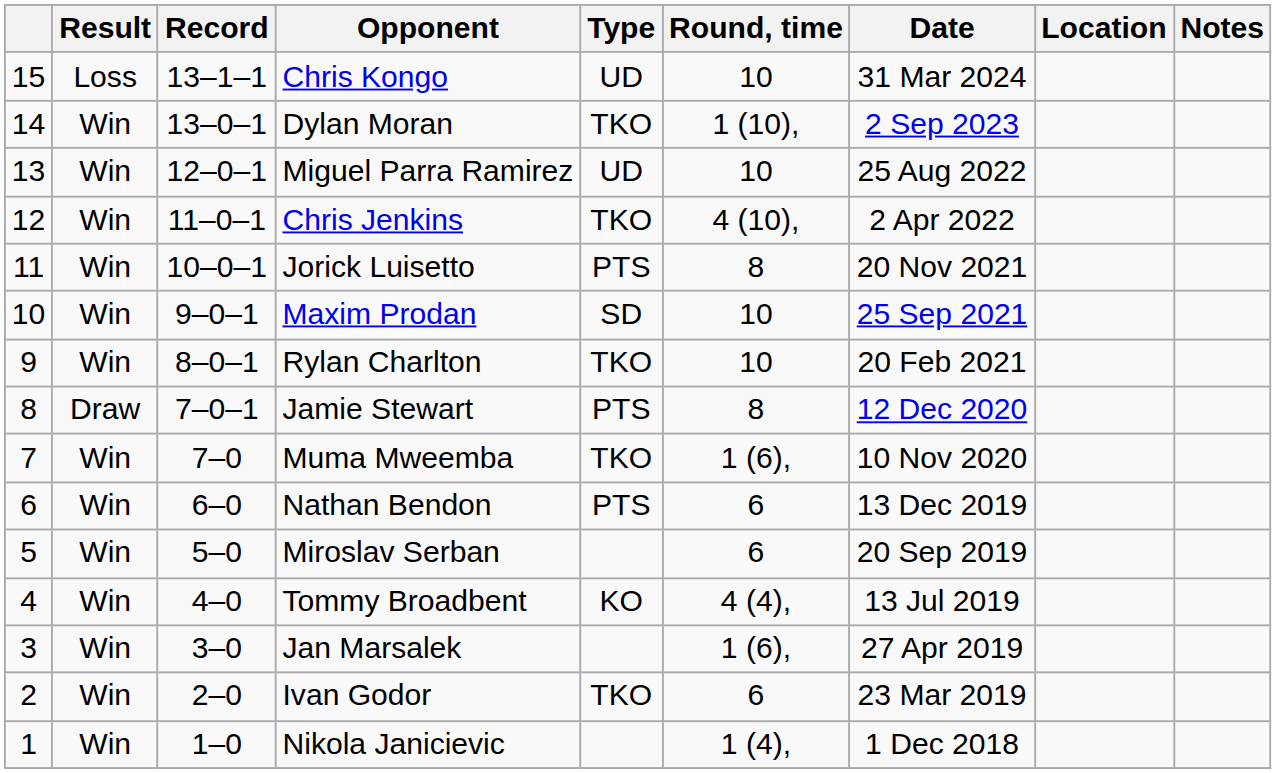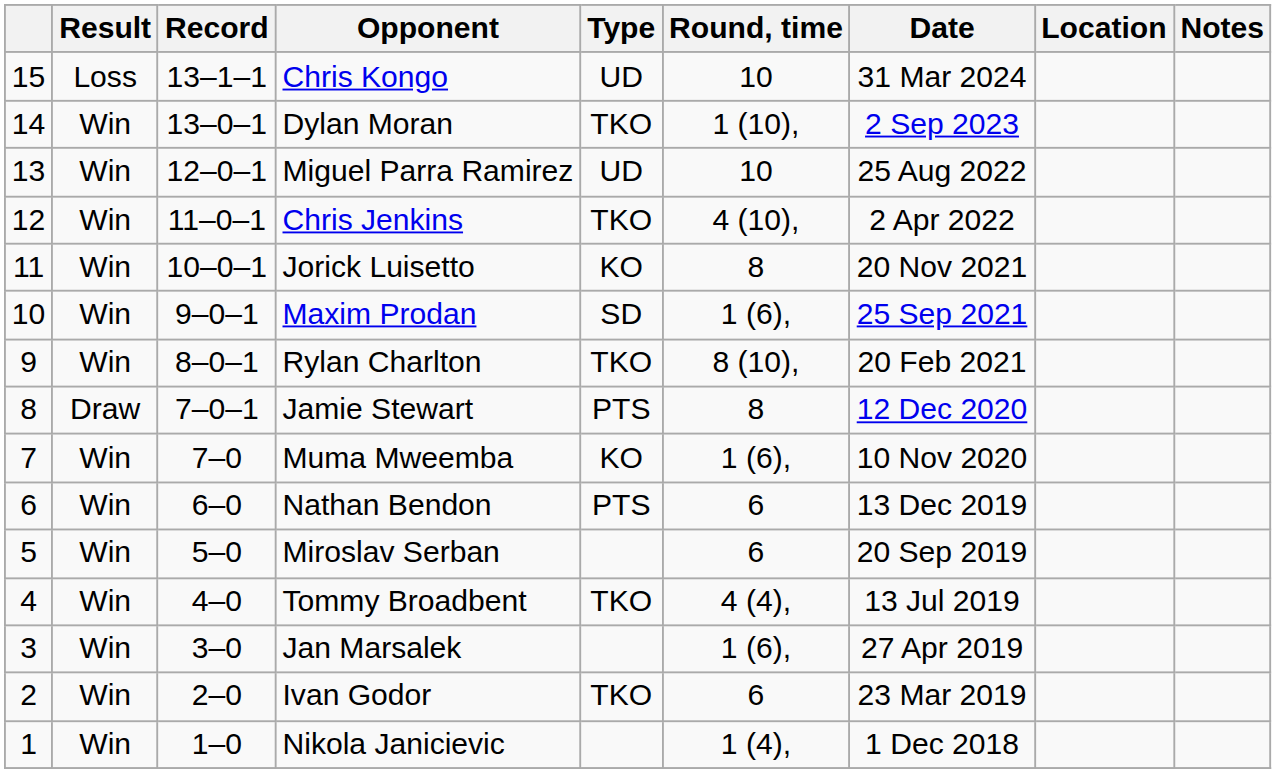(621, 266) PTS -> (621, 266) KO
(756, 314) 10 -> (756, 314) 1 (6),
(756, 362) 10 -> (756, 362) 8 (10),
(621, 457) TKO -> (621, 457) KO
(621, 600) KO -> (621, 600) TKO
